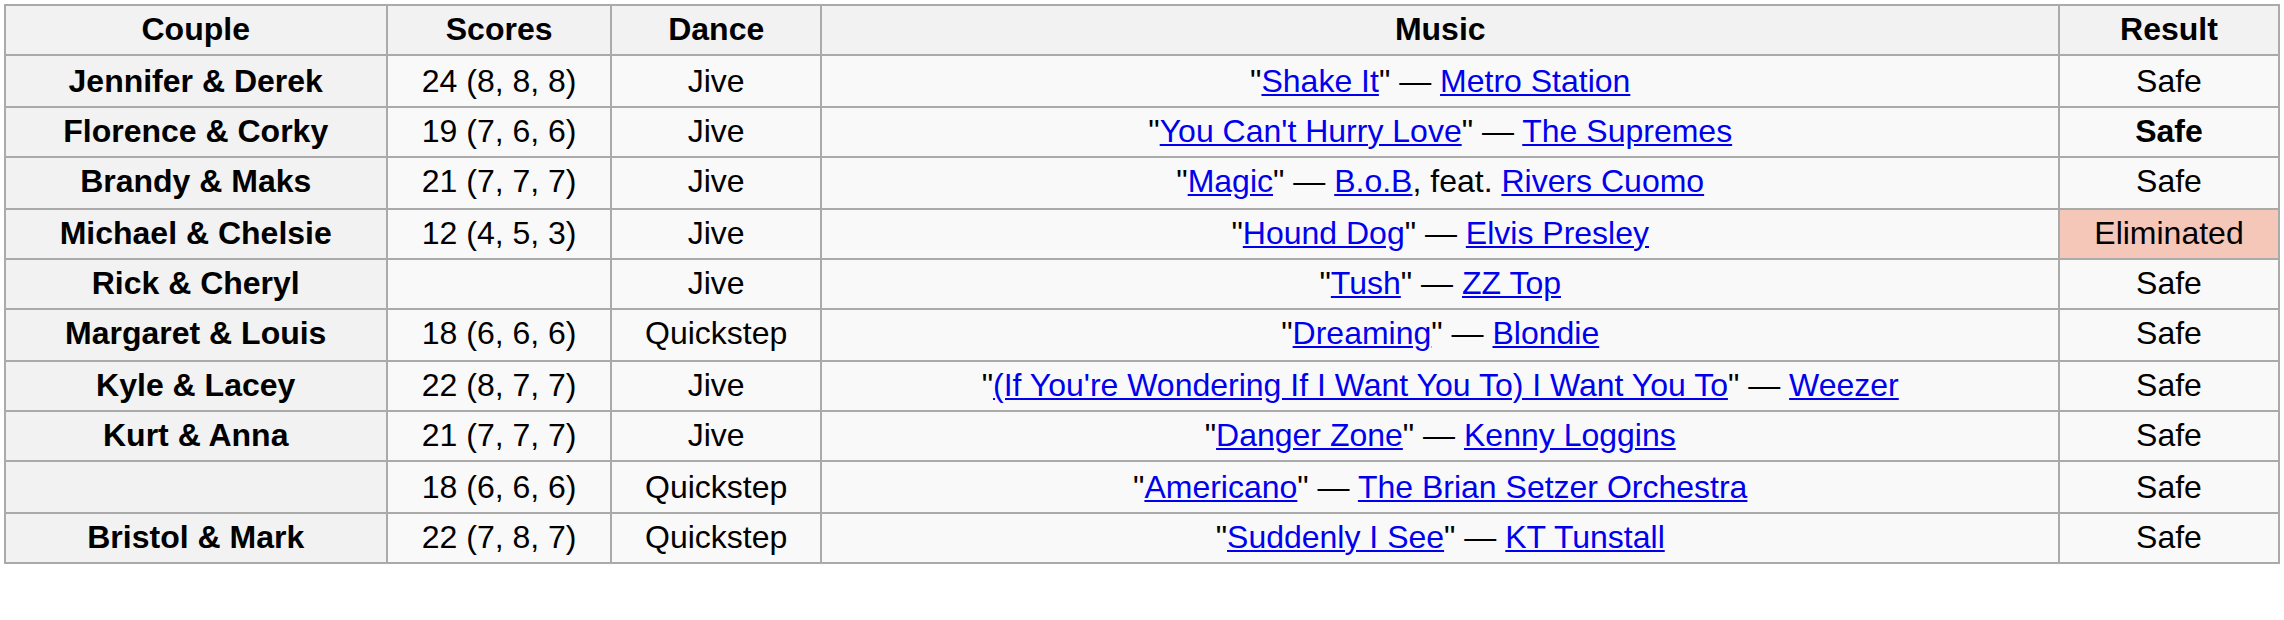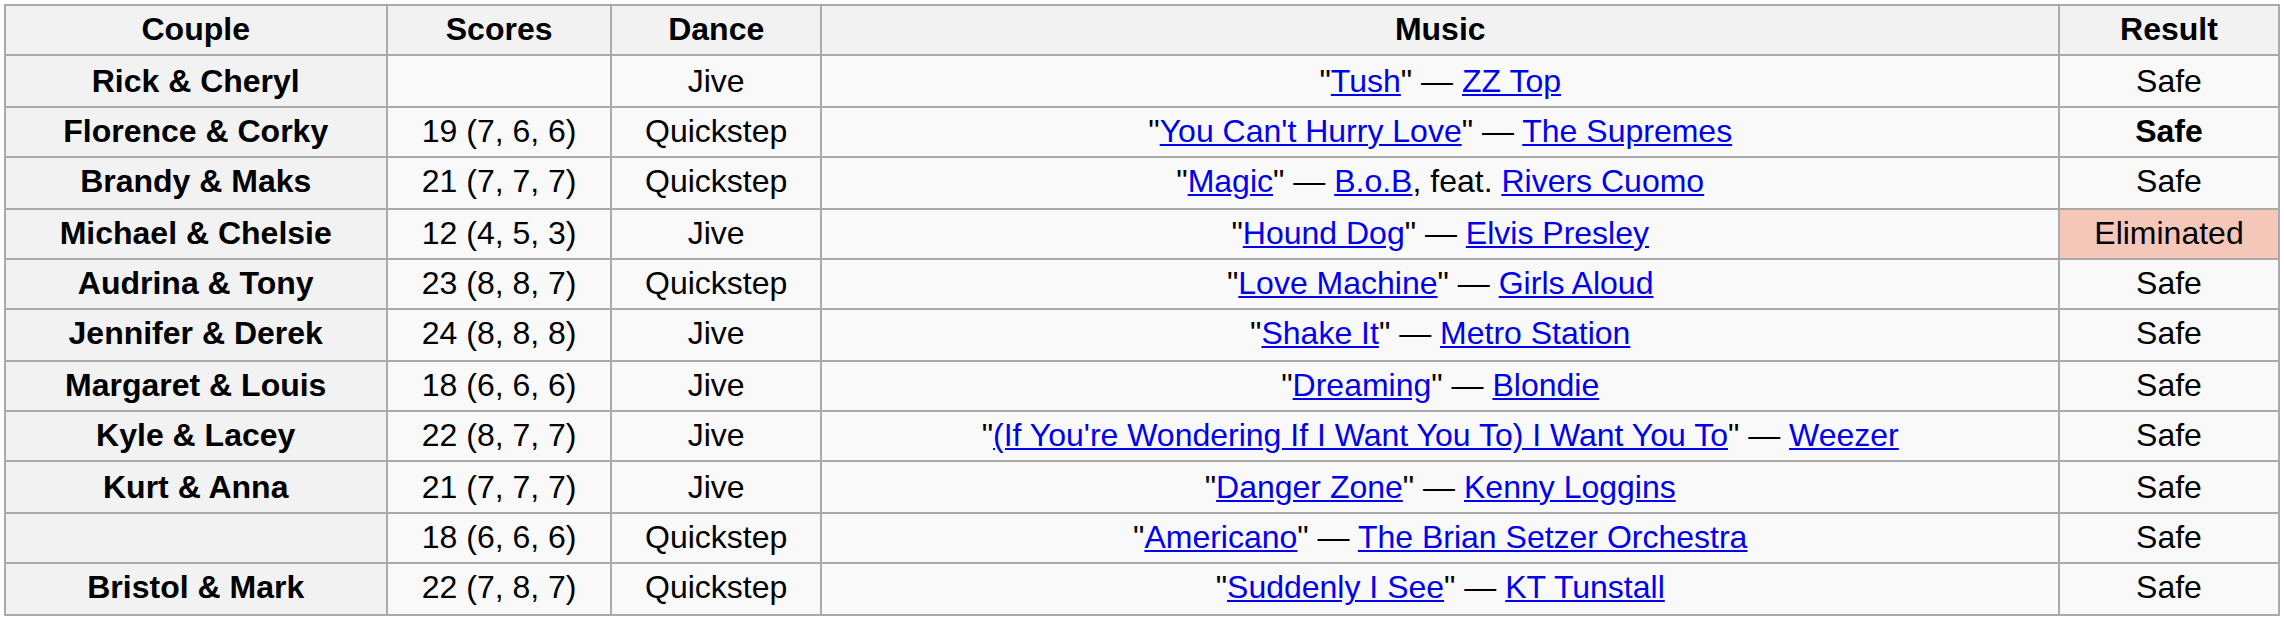rows swapped: (196, 283) <-> (196, 80)
(716, 131) Jive -> (716, 131) Quickstep
(716, 182) Jive -> (716, 182) Quickstep
+ row: (196, 283)
(716, 334) Quickstep -> (716, 385) Jive
